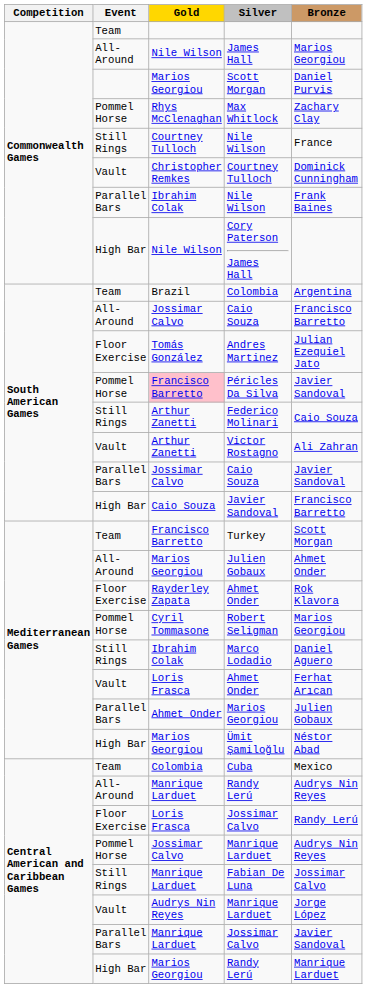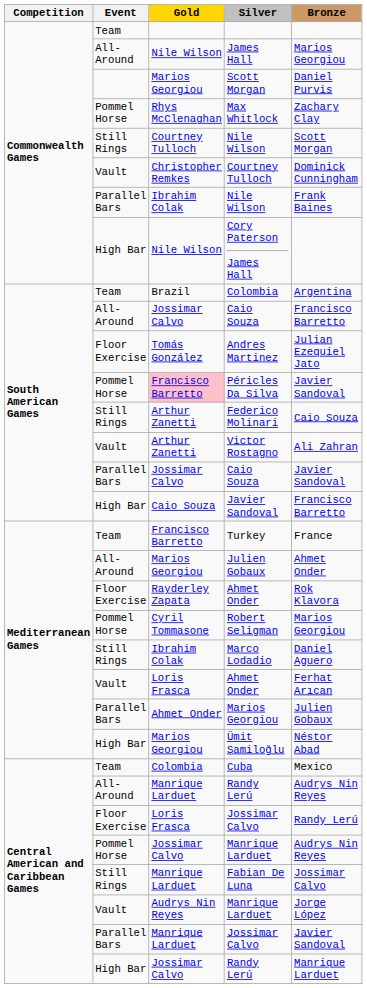(313, 143) France -> (313, 143) Scott Morgan
(313, 536) Scott Morgan -> (313, 536) France
(177, 969) Marios Georgiou -> (177, 969) Jossimar Calvo
